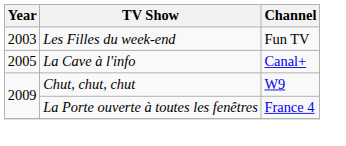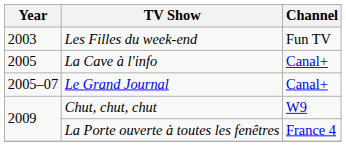+ row: (117, 84)
